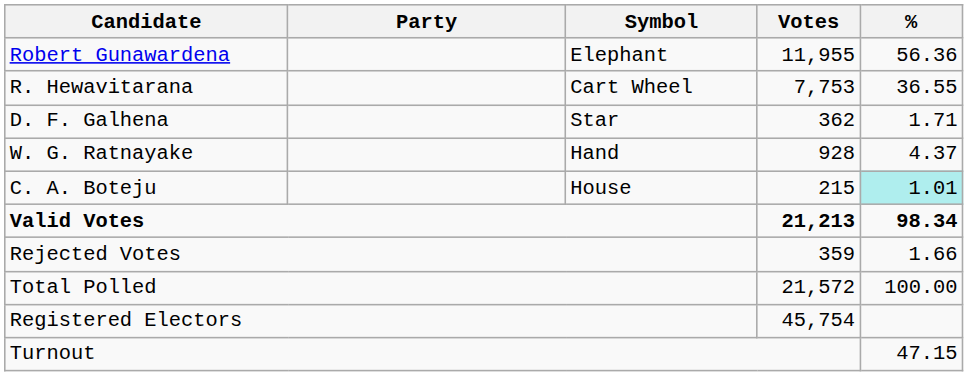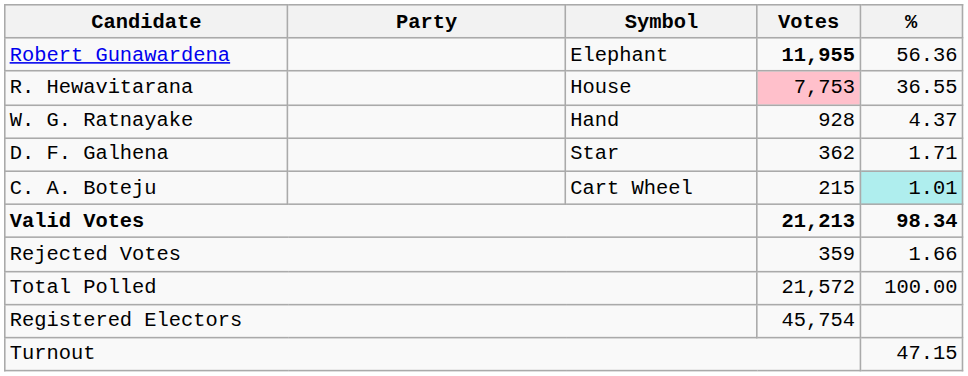(818, 55) normal -> (818, 55) bold
(631, 88) Cart Wheel -> (601, 88) House
(824, 88) no background -> (824, 88) pink background
rows swapped: (102, 154) <-> (89, 121)
(601, 188) House -> (631, 188) Cart Wheel
